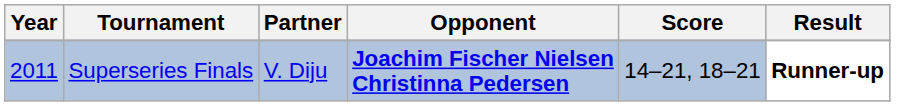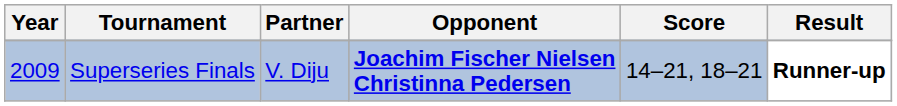(34, 70) 2011 -> (35, 70) 2009
